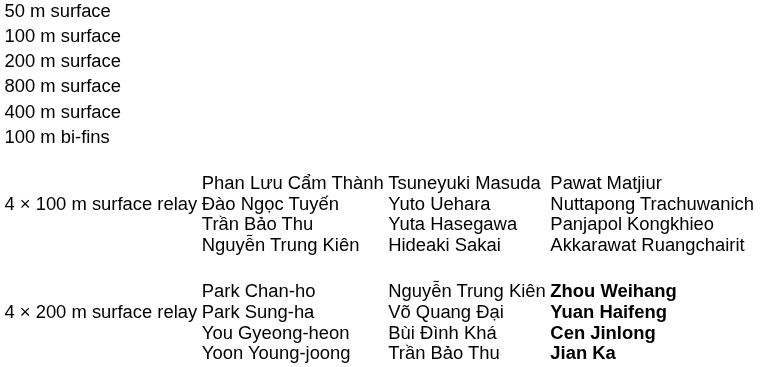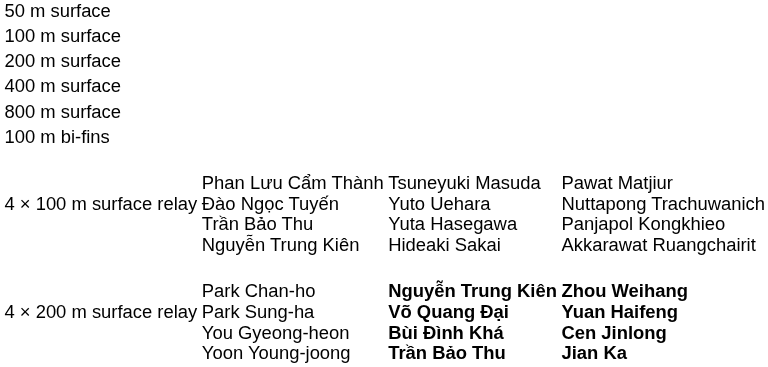rows swapped: (63, 111) <-> (63, 86)
(467, 322) normal -> (473, 322) bold
